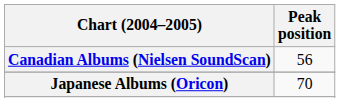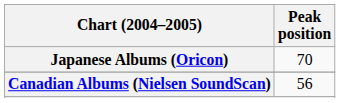rows swapped: (139, 59) <-> (139, 84)
